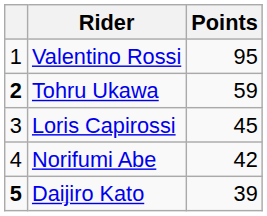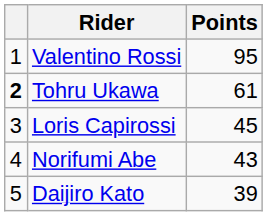(246, 91) 59 -> (246, 91) 61
(246, 160) 42 -> (246, 160) 43
(16, 194) bold -> (16, 194) normal
